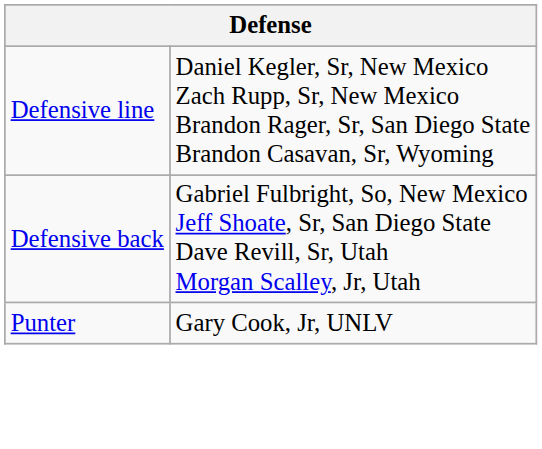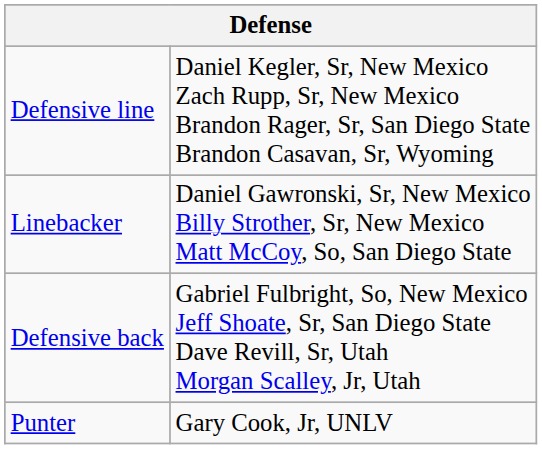+ row: (66, 223)
